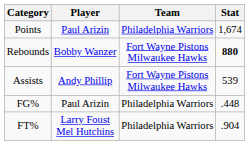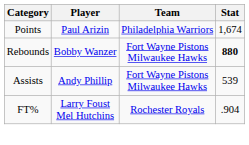- row: (28, 103)
(167, 126) Philadelphia Warriors -> (167, 109) Rochester Royals
